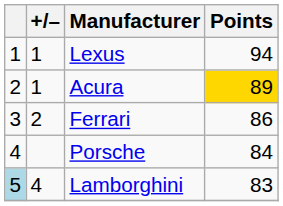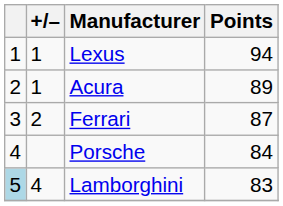(262, 87) gold background -> (262, 87) no background
(262, 119) 86 -> (262, 119) 87
